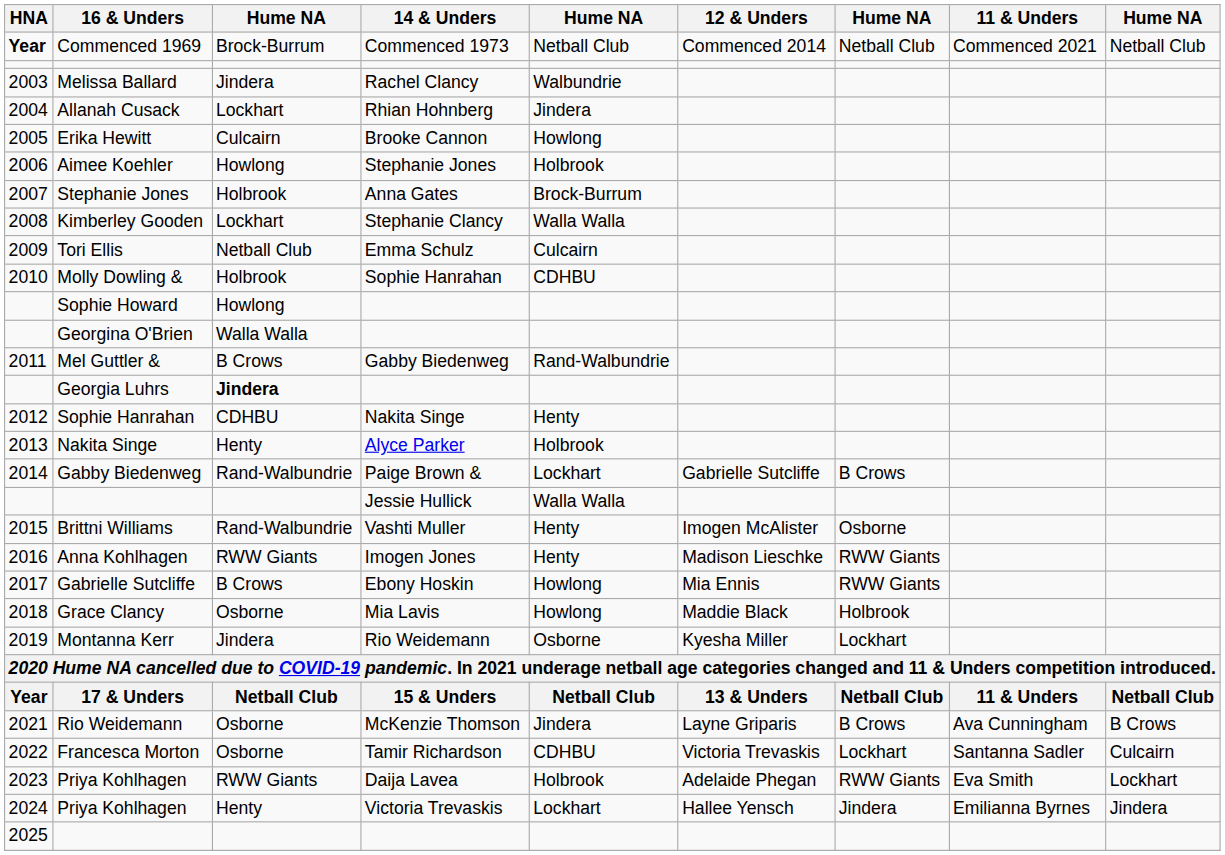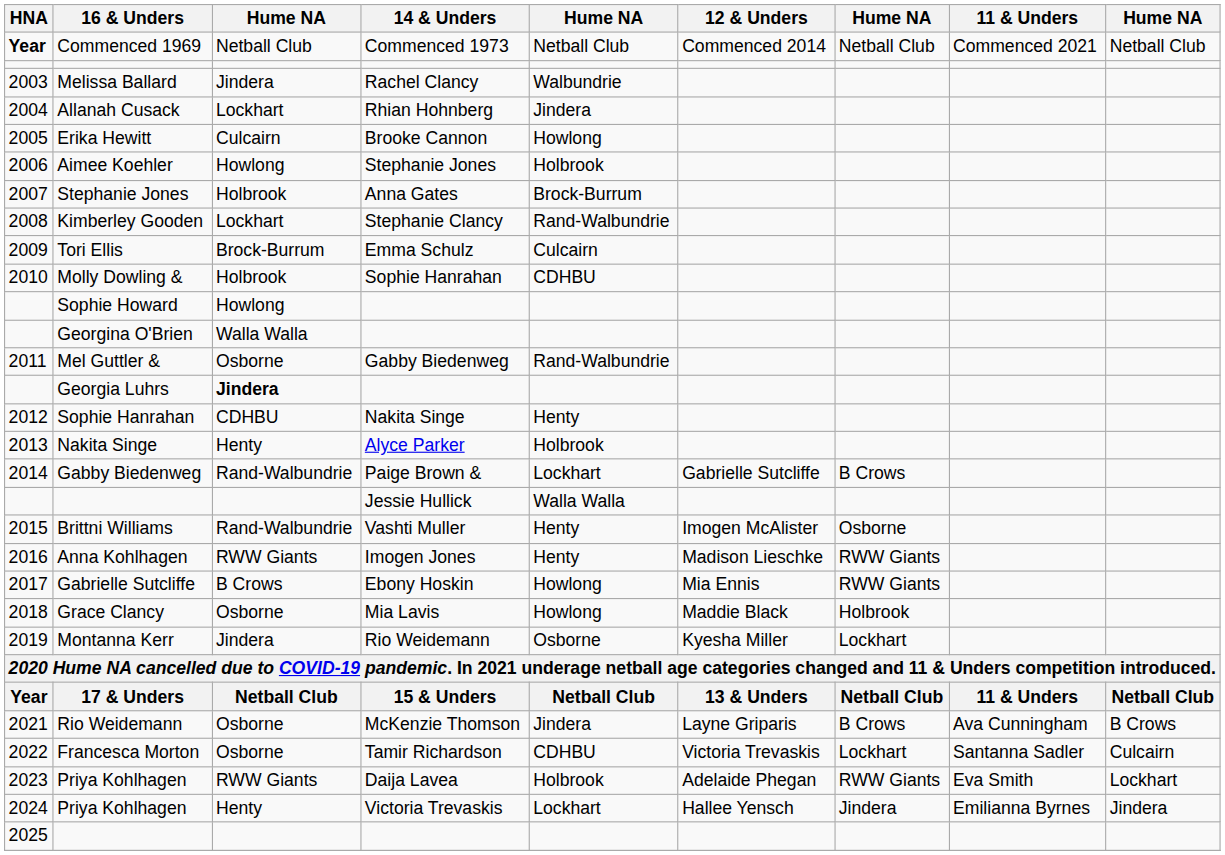(270, 46) Brock-Burrum -> (264, 46) Netball Club
(579, 221) Walla Walla -> (601, 221) Rand-Walbundrie
(264, 249) Netball Club -> (270, 249) Brock-Burrum
(249, 361) B Crows -> (250, 361) Osborne
